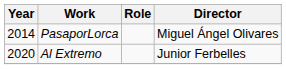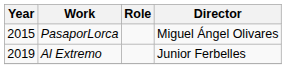(21, 34) 2014 -> (21, 34) 2015
(21, 53) 2020 -> (21, 53) 2019
